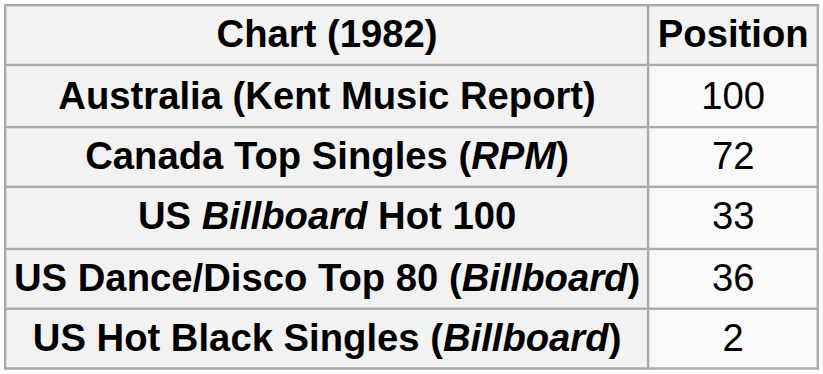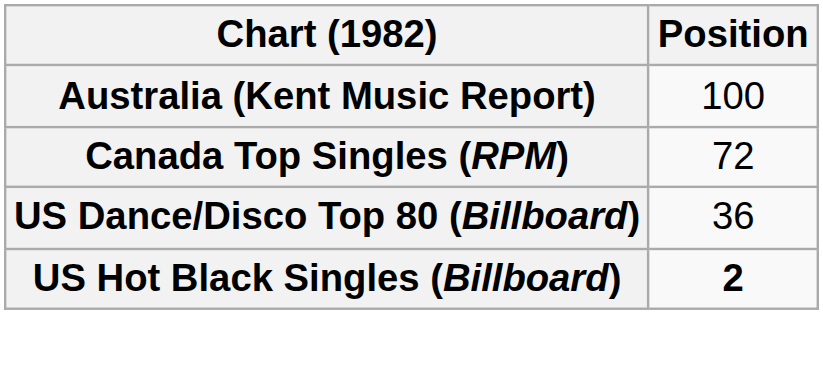- row: (327, 216)
(733, 338) normal -> (733, 277) bold
